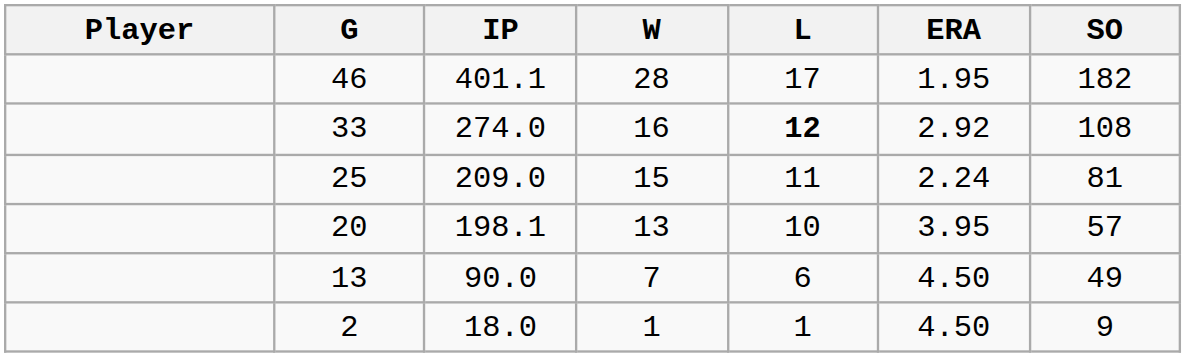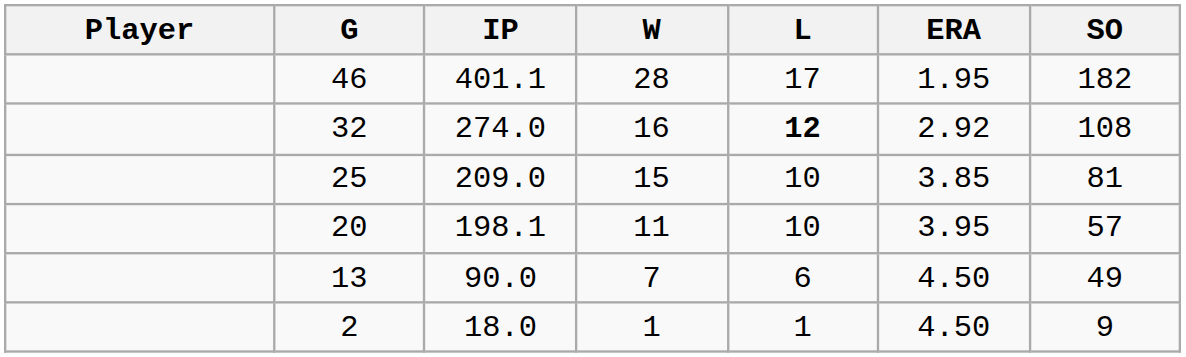(349, 129) 33 -> (349, 129) 32
(803, 179) 11 -> (803, 179) 10
(954, 179) 2.24 -> (954, 179) 3.85
(652, 228) 13 -> (652, 228) 11
